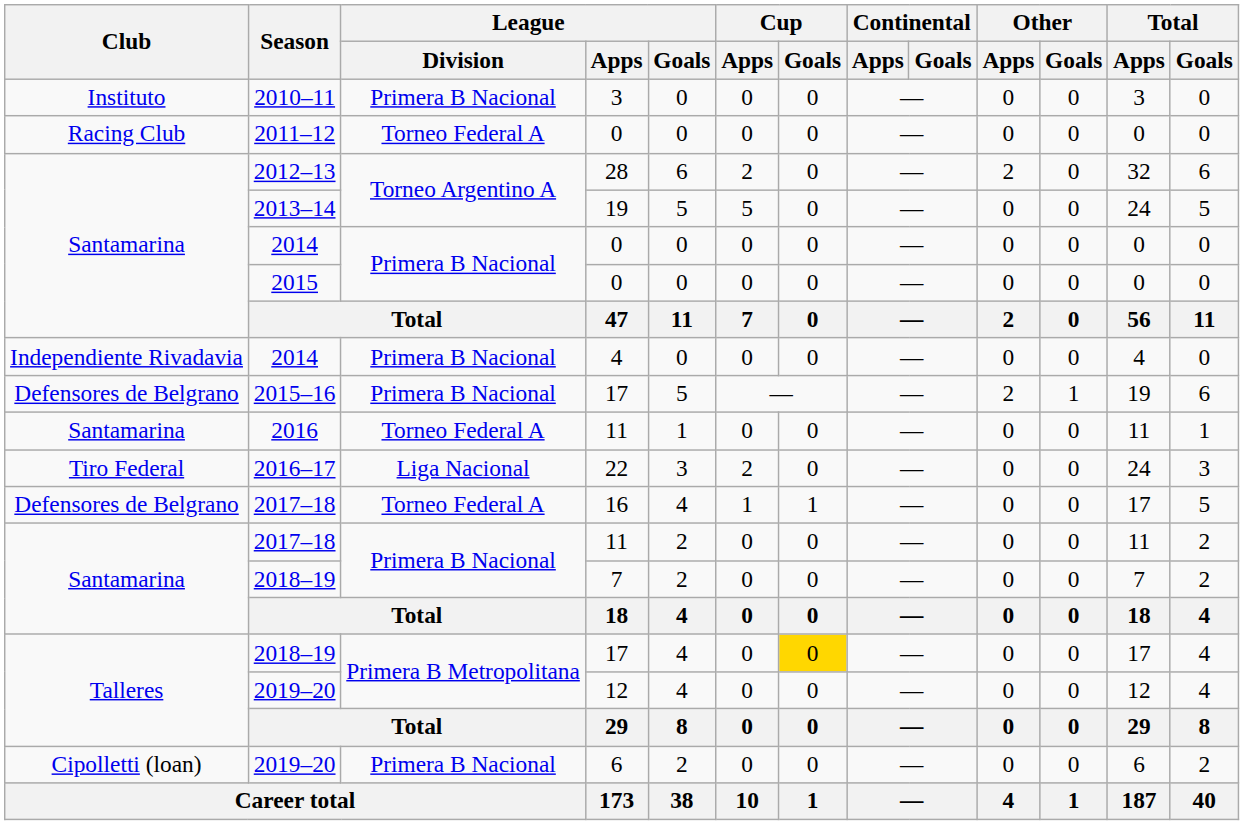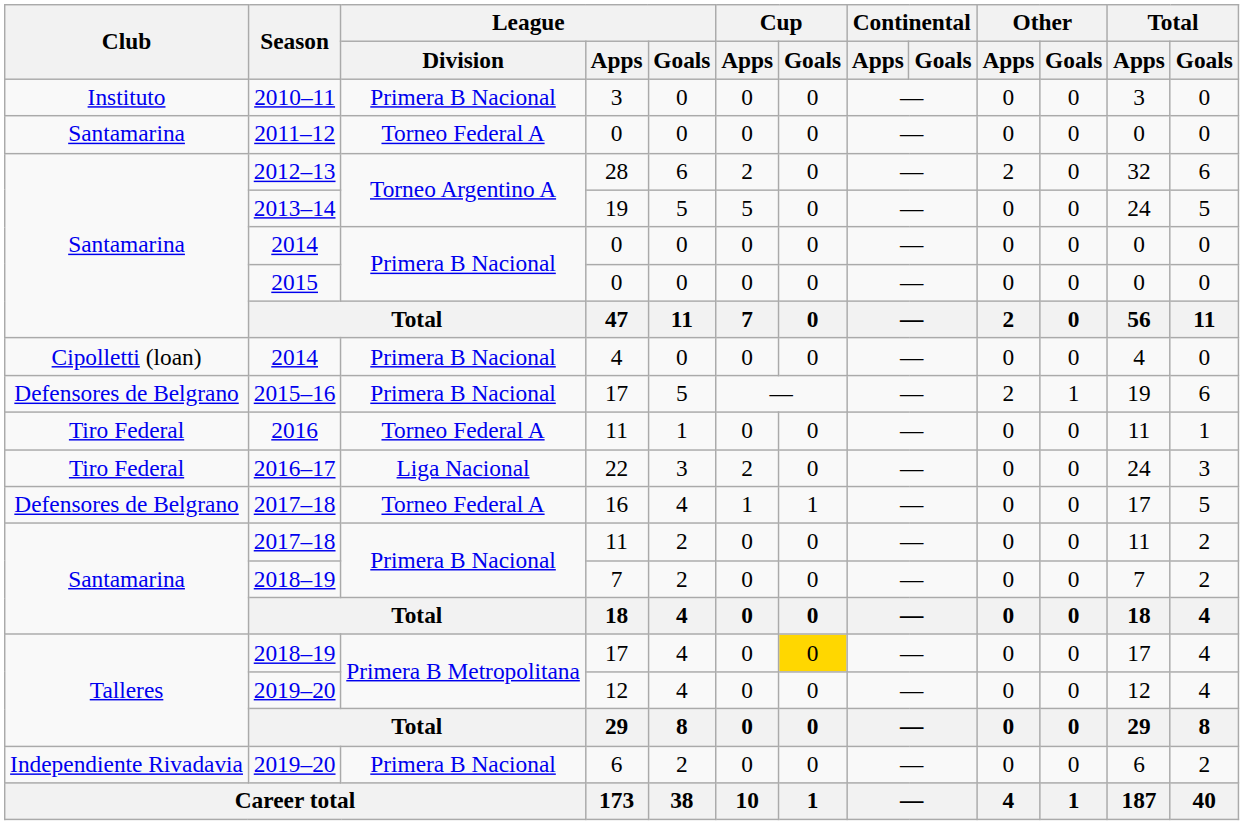(127, 134) Racing Club -> (127, 134) Santamarina
(127, 356) Independiente Rivadavia -> (127, 356) Cipolletti (loan)
(127, 430) Santamarina -> (127, 430) Tiro Federal
(127, 763) Cipolletti (loan) -> (127, 763) Independiente Rivadavia
